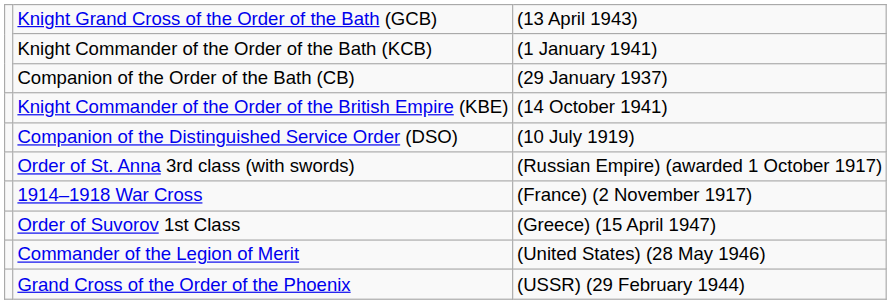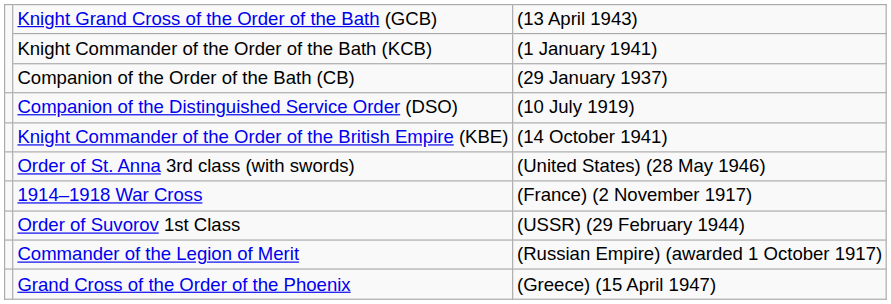rows swapped: (263, 107) <-> (238, 136)
(700, 166) (Russian Empire) (awarded 1 October 1917) -> (641, 166) (United States) (28 May 1946)
(617, 225) (Greece) (15 April 1947) -> (631, 225) (USSR) (29 February 1944)
(641, 254) (United States) (28 May 1946) -> (700, 254) (Russian Empire) (awarded 1 October 1917)
(631, 284) (USSR) (29 February 1944) -> (617, 284) (Greece) (15 April 1947)
